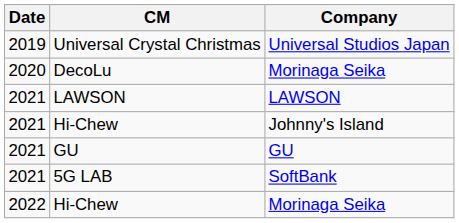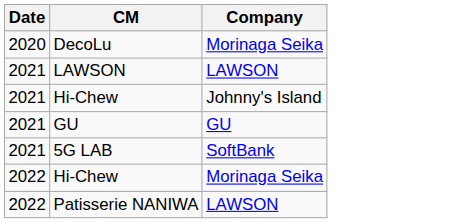- row: (27, 44)
+ row: (27, 204)
